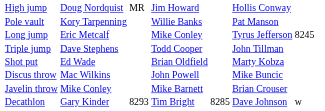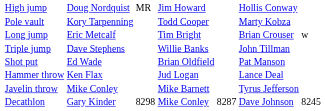(177, 21) Willie Banks -> (183, 21) Todd Cooper
(255, 21) Pat Manson -> (265, 21) Marty Kobza
(177, 35) Mike Conley -> (179, 35) Tim Bright
(262, 35) Tyrus Jefferson -> (266, 35) Brian Crouser
(305, 35) 8245 -> (305, 35) w
(177, 48) Todd Cooper -> (183, 48) Willie Banks
(258, 62) Marty Kobza -> (262, 62) Pat Manson
- row: (31, 75)
+ row: (35, 75)
(260, 89) Brian Crouser -> (269, 89) Tyrus Jefferson
(139, 102) 8293 -> (145, 102) 8298
(173, 102) Tim Bright -> (183, 102) Mike Conley
(220, 102) 8285 -> (227, 102) 8287
(298, 102) w -> (311, 102) 8245
